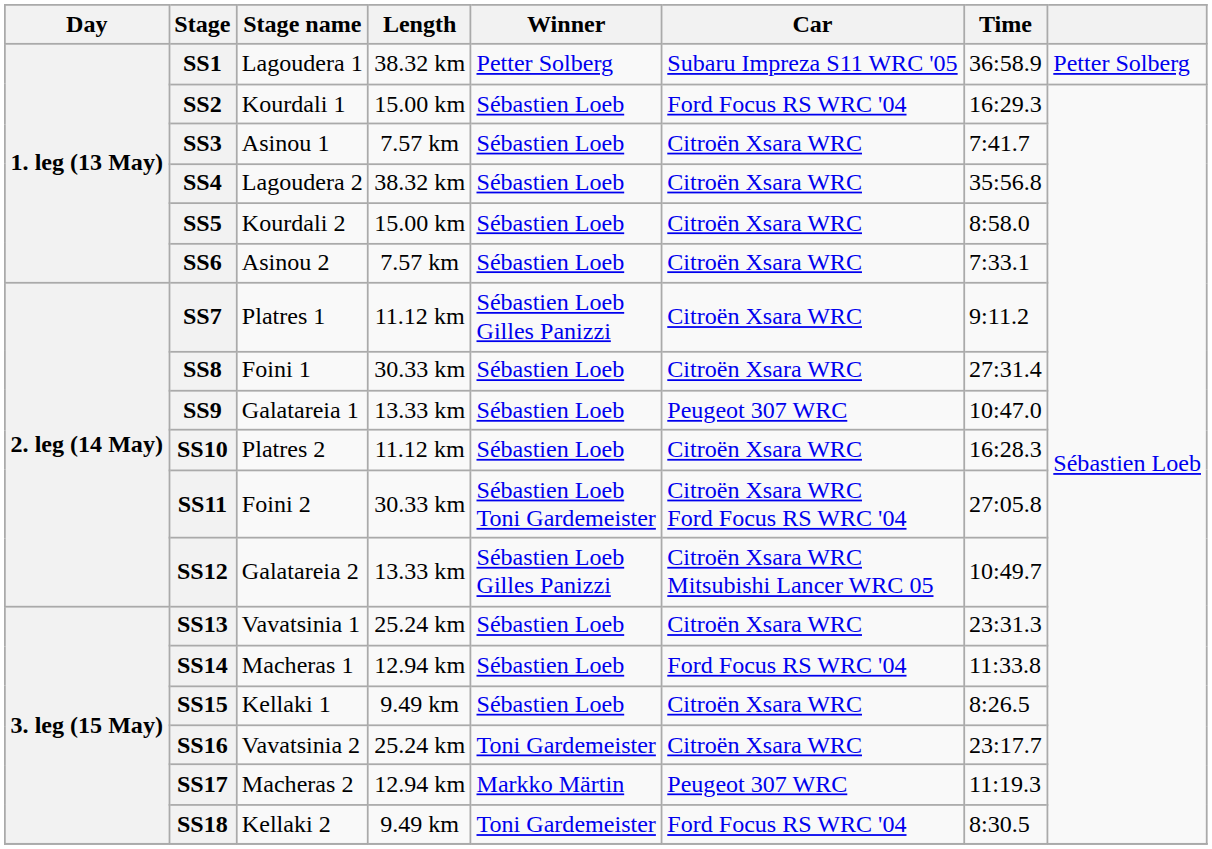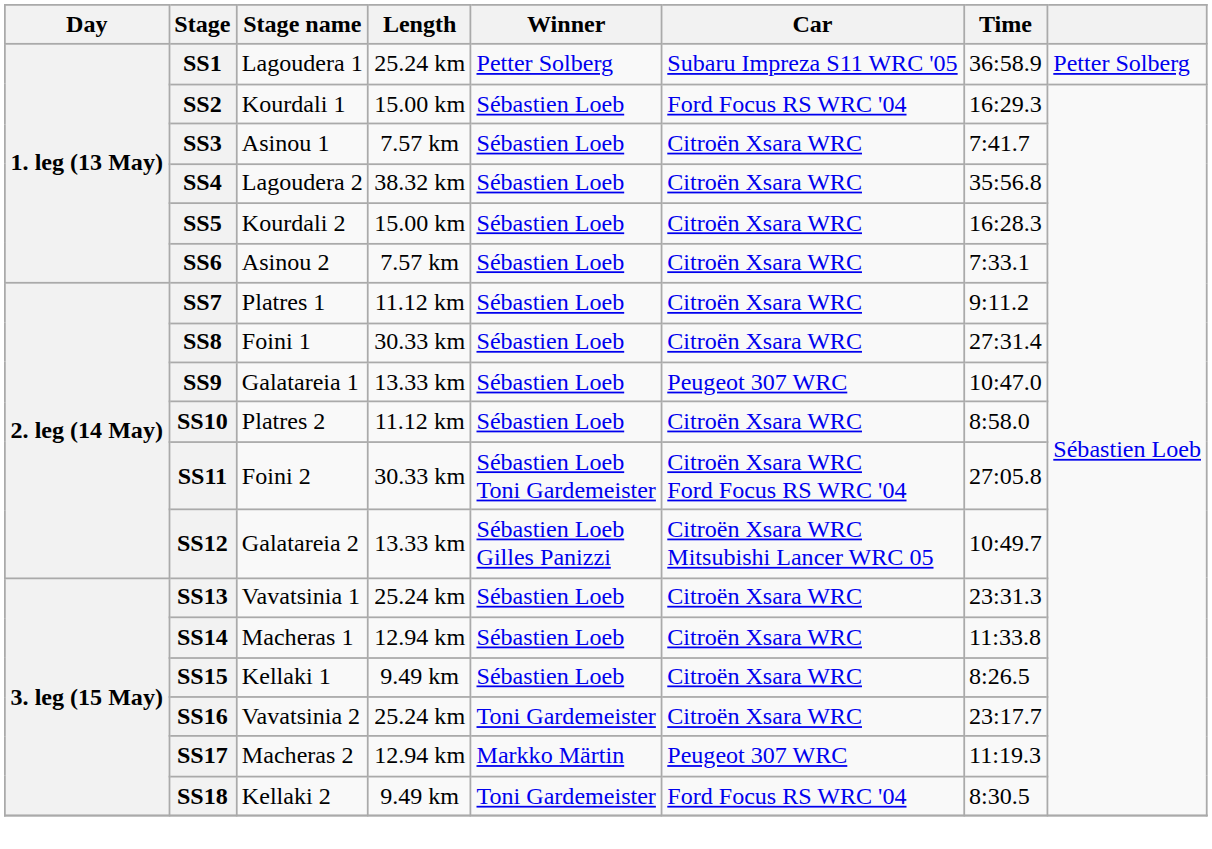(420, 63) 38.32 km -> (420, 63) 25.24 km
(999, 222) 8:58.0 -> (1005, 222) 16:28.3
(550, 316) Sébastien Loeb Gilles Panizzi -> (550, 301) Sébastien Loeb
(1005, 449) 16:28.3 -> (999, 421) 8:58.0
(787, 664) Ford Focus RS WRC '04 -> (765, 636) Citroën Xsara WRC
